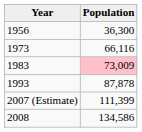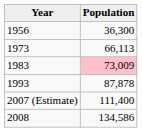(119, 48) 66,116 -> (119, 48) 66,113
(117, 100) 111,399 -> (117, 100) 111,400
